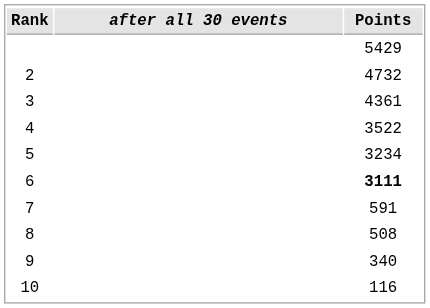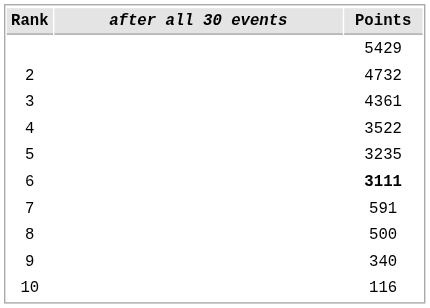(383, 155) 3234 -> (383, 155) 3235
(383, 235) 508 -> (383, 235) 500
